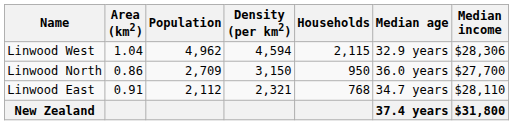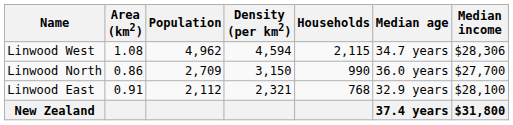(128, 51) 1.04 -> (128, 51) 1.08
(412, 51) 32.9 years -> (412, 51) 34.7 years
(359, 71) 950 -> (359, 71) 990
(412, 90) 34.7 years -> (412, 90) 32.9 years
(480, 90) $28,110 -> (480, 90) $28,100
